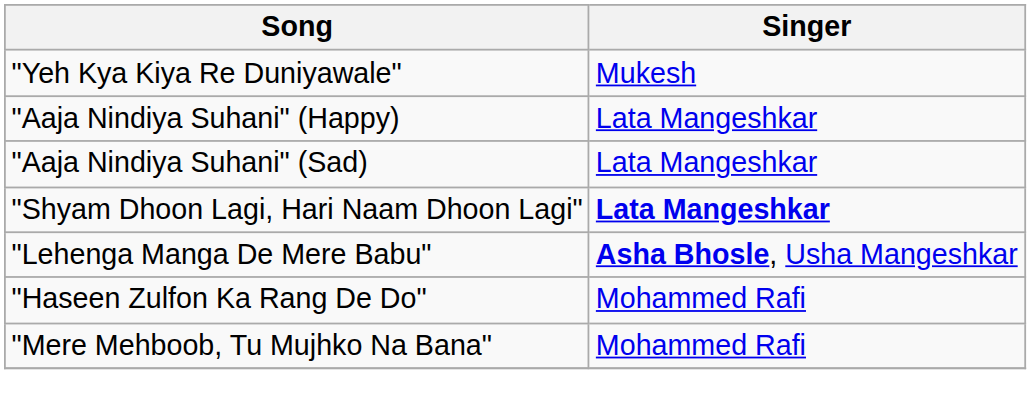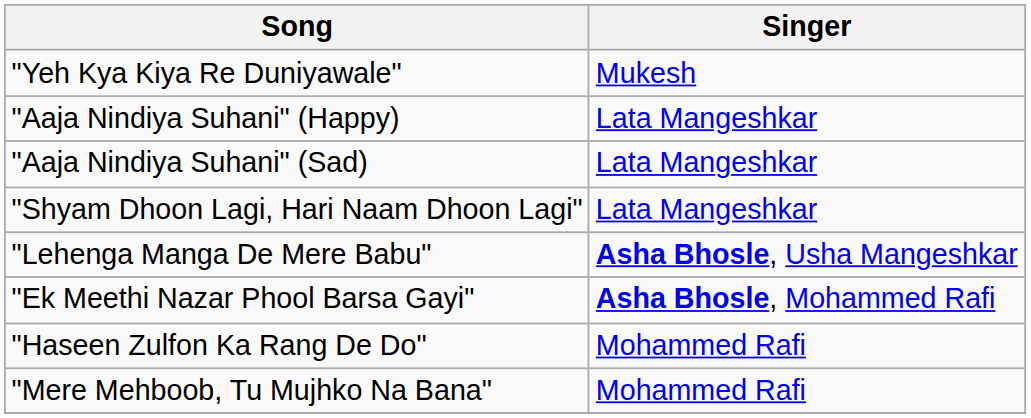(713, 208) bold -> (707, 208) normal
+ row: (243, 299)
